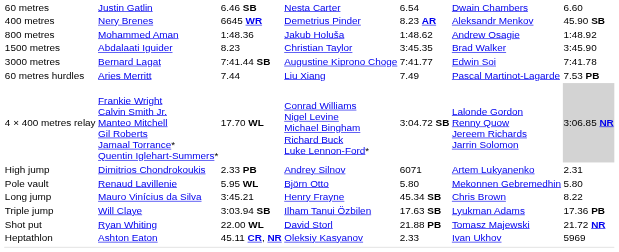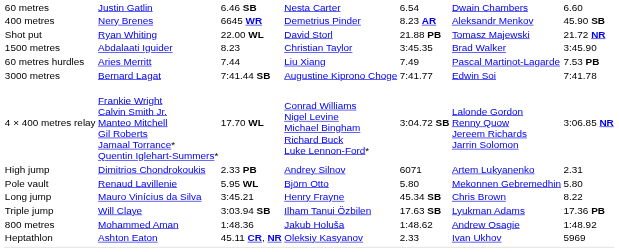rows swapped: (30, 34) <-> (23, 224)
rows swapped: (32, 62) <-> (45, 75)
(589, 122) lightgrey background -> (589, 122) no background
